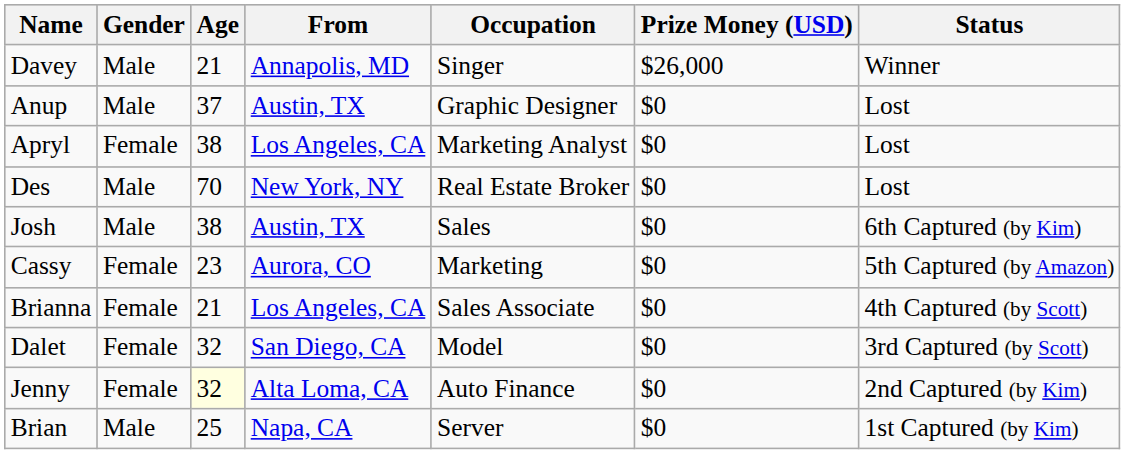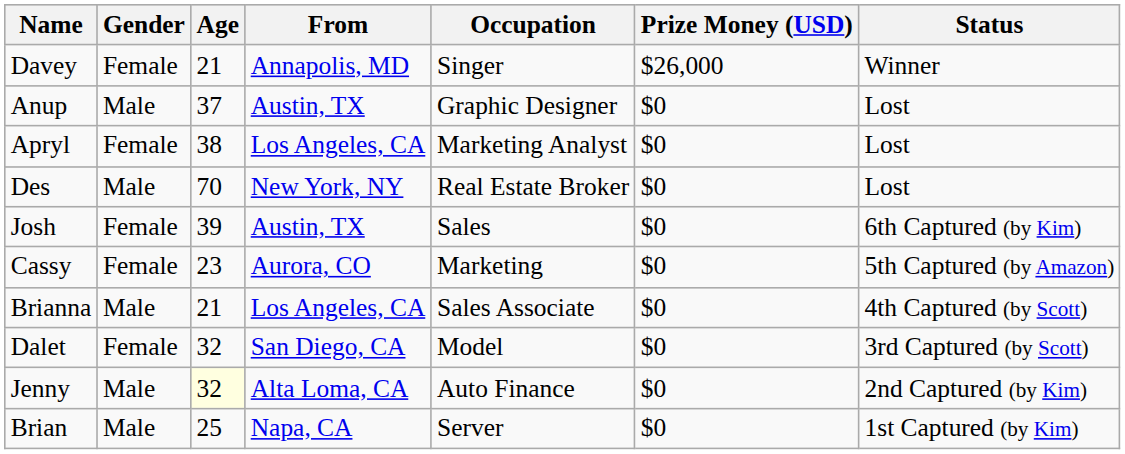(129, 65) Male -> (140, 65) Female
(129, 226) Male -> (140, 226) Female
(209, 226) 38 -> (209, 226) 39
(140, 307) Female -> (129, 307) Male
(140, 387) Female -> (129, 387) Male
